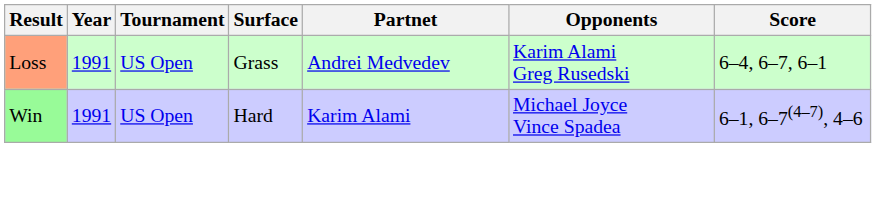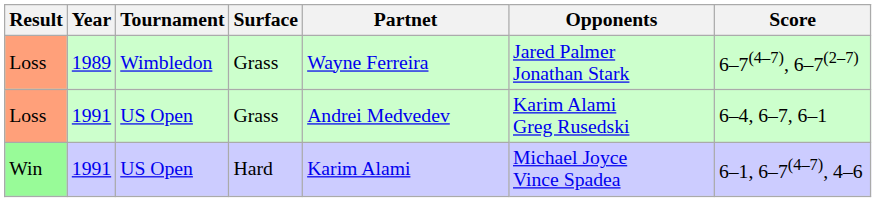+ row: (28, 62)
